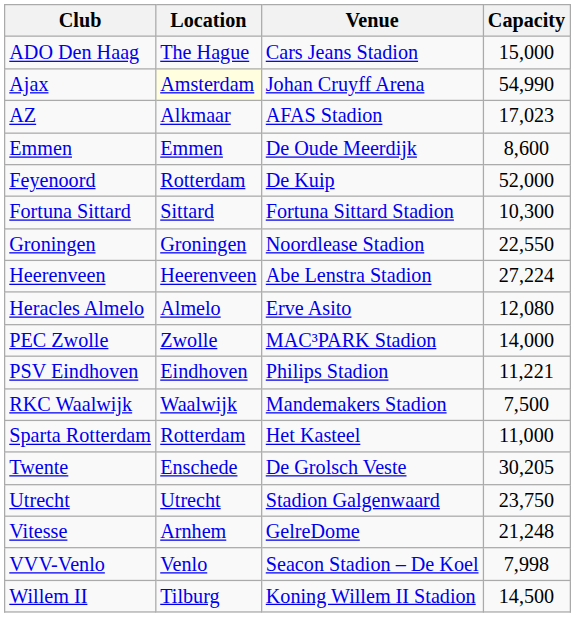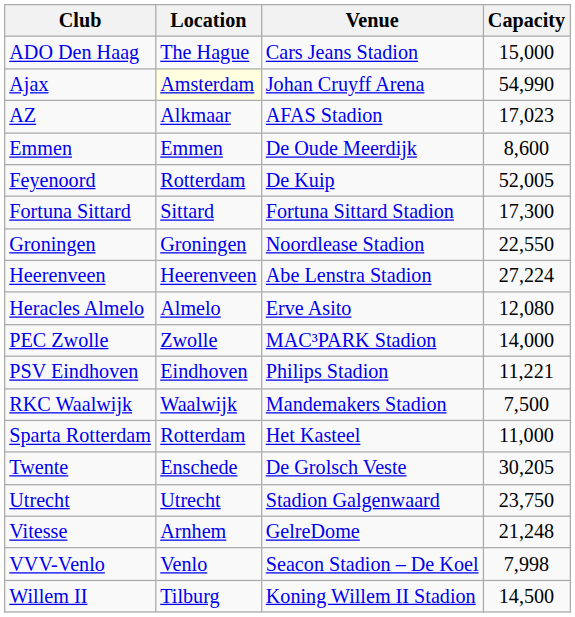(526, 180) 52,000 -> (526, 180) 52,005
(526, 212) 10,300 -> (526, 212) 17,300
